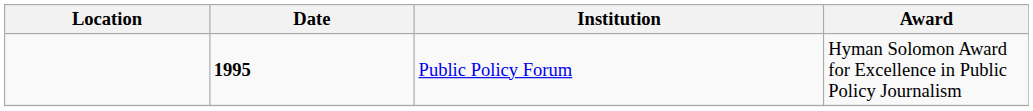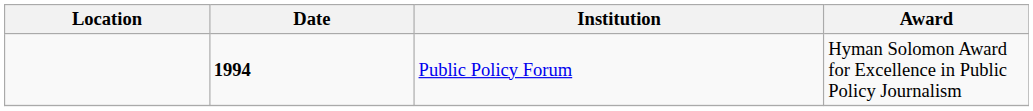(232, 69) 1995 -> (232, 69) 1994
